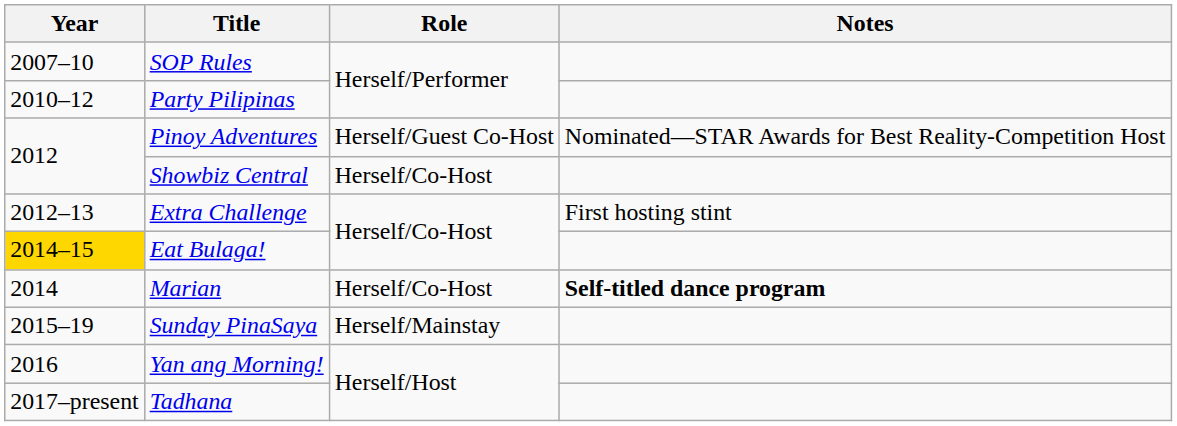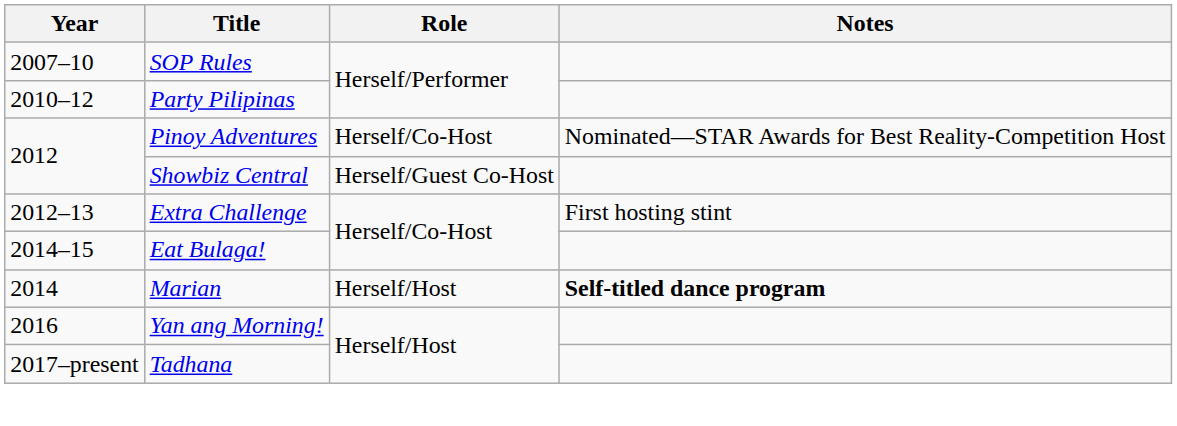(444, 136) Herself/Guest Co-Host -> (413, 136) Herself/Co-Host
(413, 174) Herself/Co-Host -> (444, 174) Herself/Guest Co-Host
(52, 250) gold background -> (52, 250) no background
(413, 288) Herself/Co-Host -> (396, 288) Herself/Host
- row: (233, 325)
